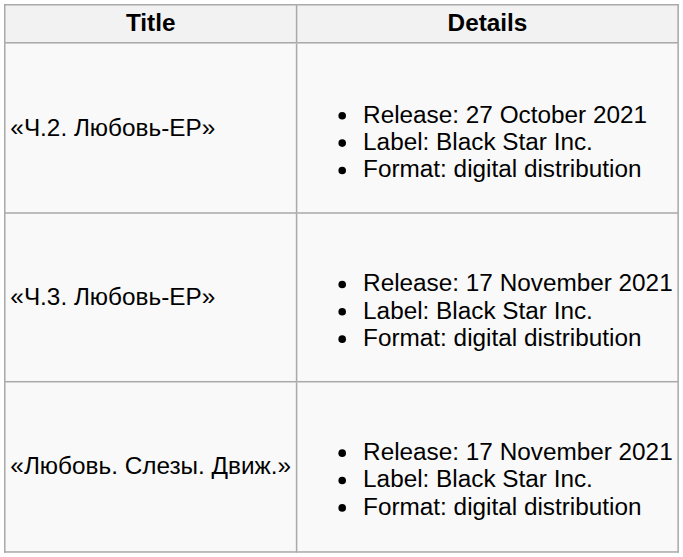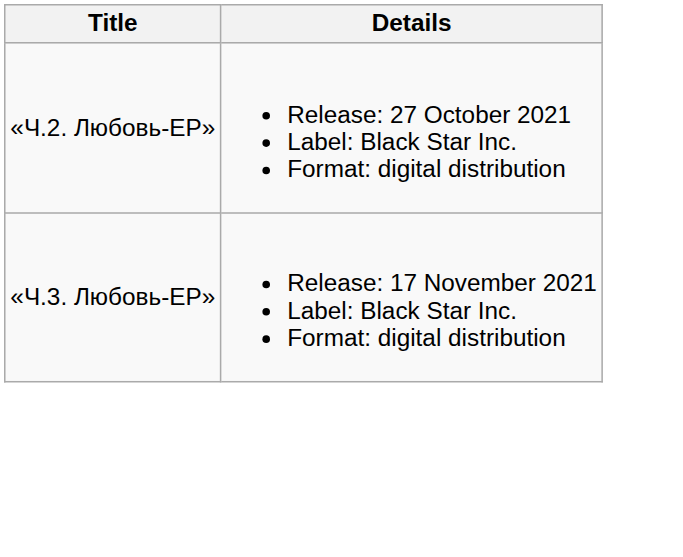- row: (151, 466)
